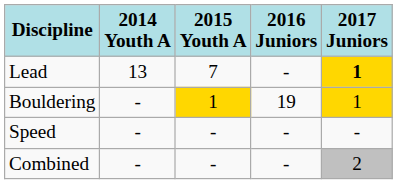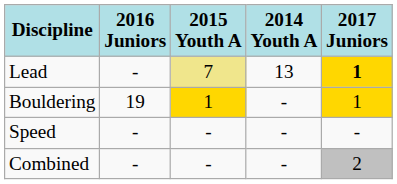columns swapped: (138, 30) <-> (286, 30)
(213, 71) no background -> (208, 71) khaki background
